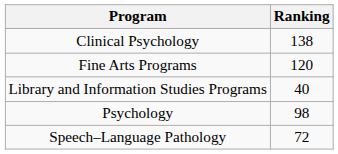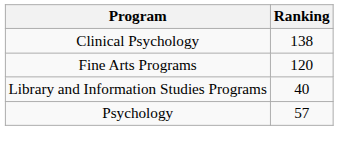(302, 113) 98 -> (302, 113) 57
- row: (138, 137)
